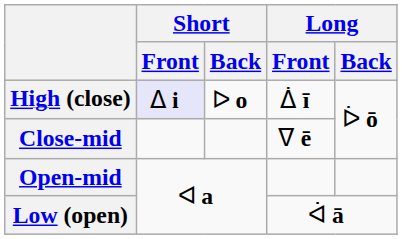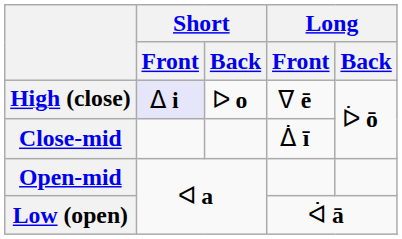(301, 99) ᐄ ī -> (301, 99) ᐁ ē
(301, 138) ᐁ ē -> (301, 138) ᐄ ī
